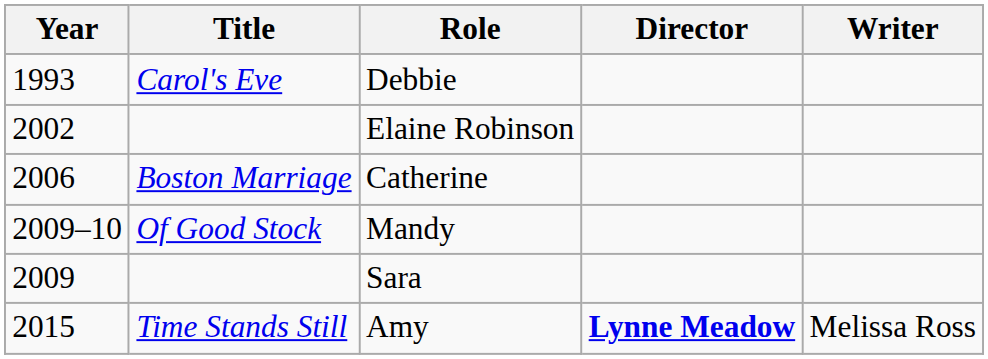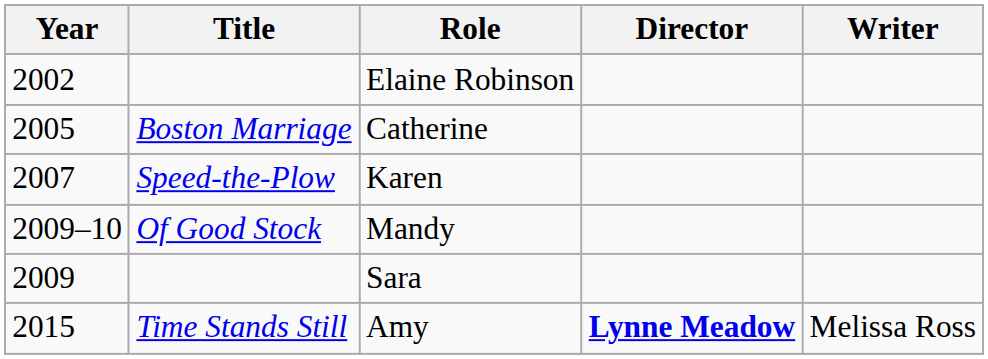- row: (411, 79)
(44, 178) 2006 -> (44, 128) 2005
+ row: (404, 178)
